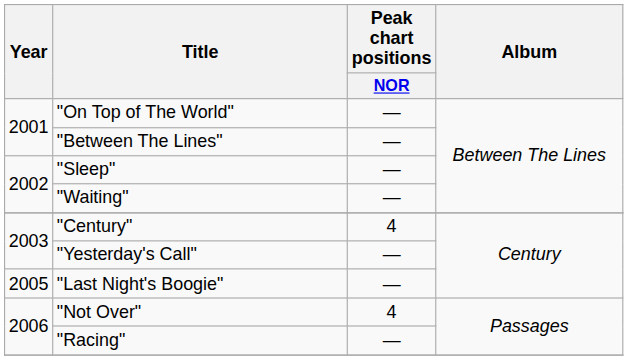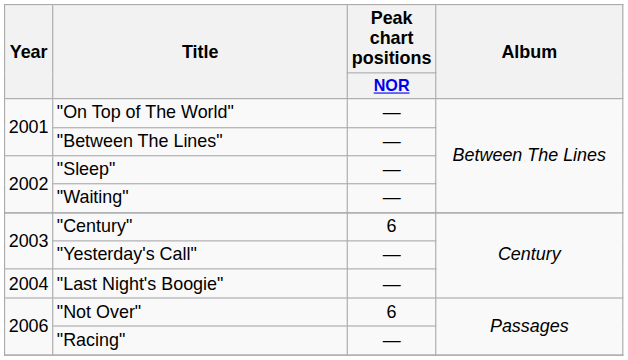(392, 226) 4 -> (392, 226) 6
(29, 283) 2005 -> (29, 283) 2004
(392, 311) 4 -> (392, 311) 6
